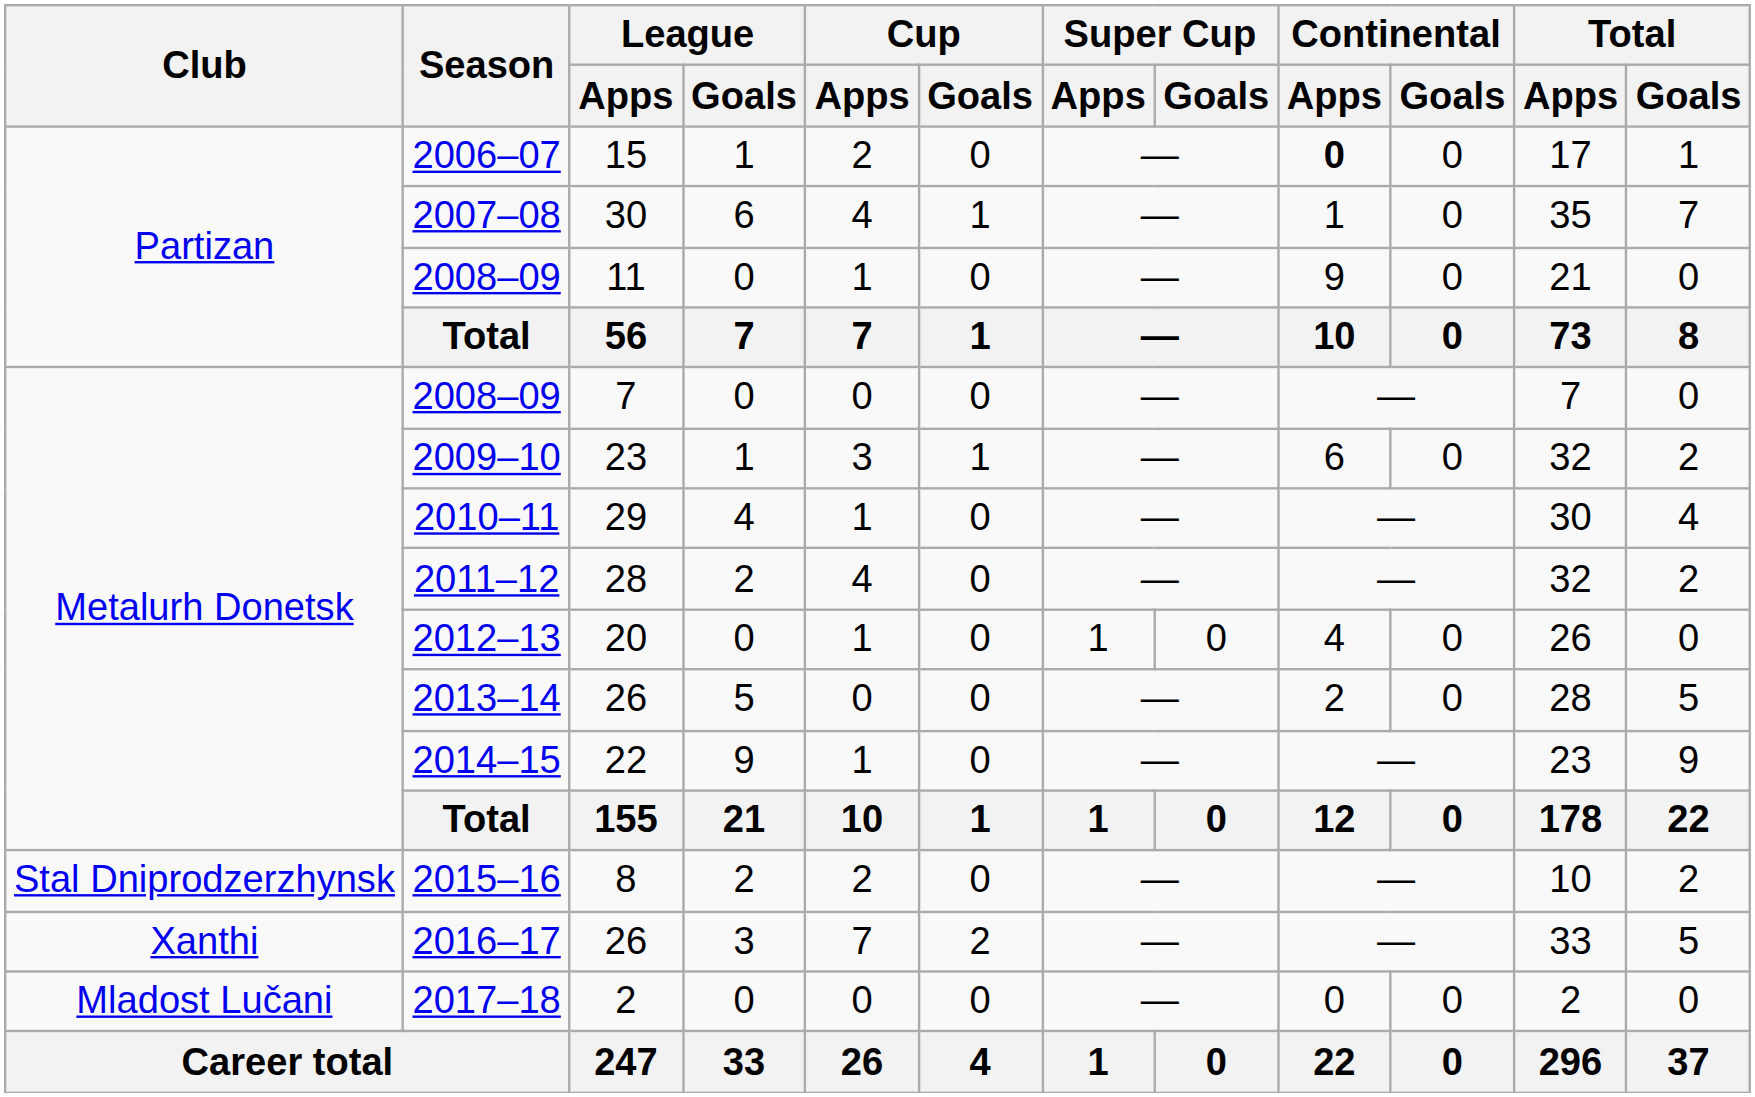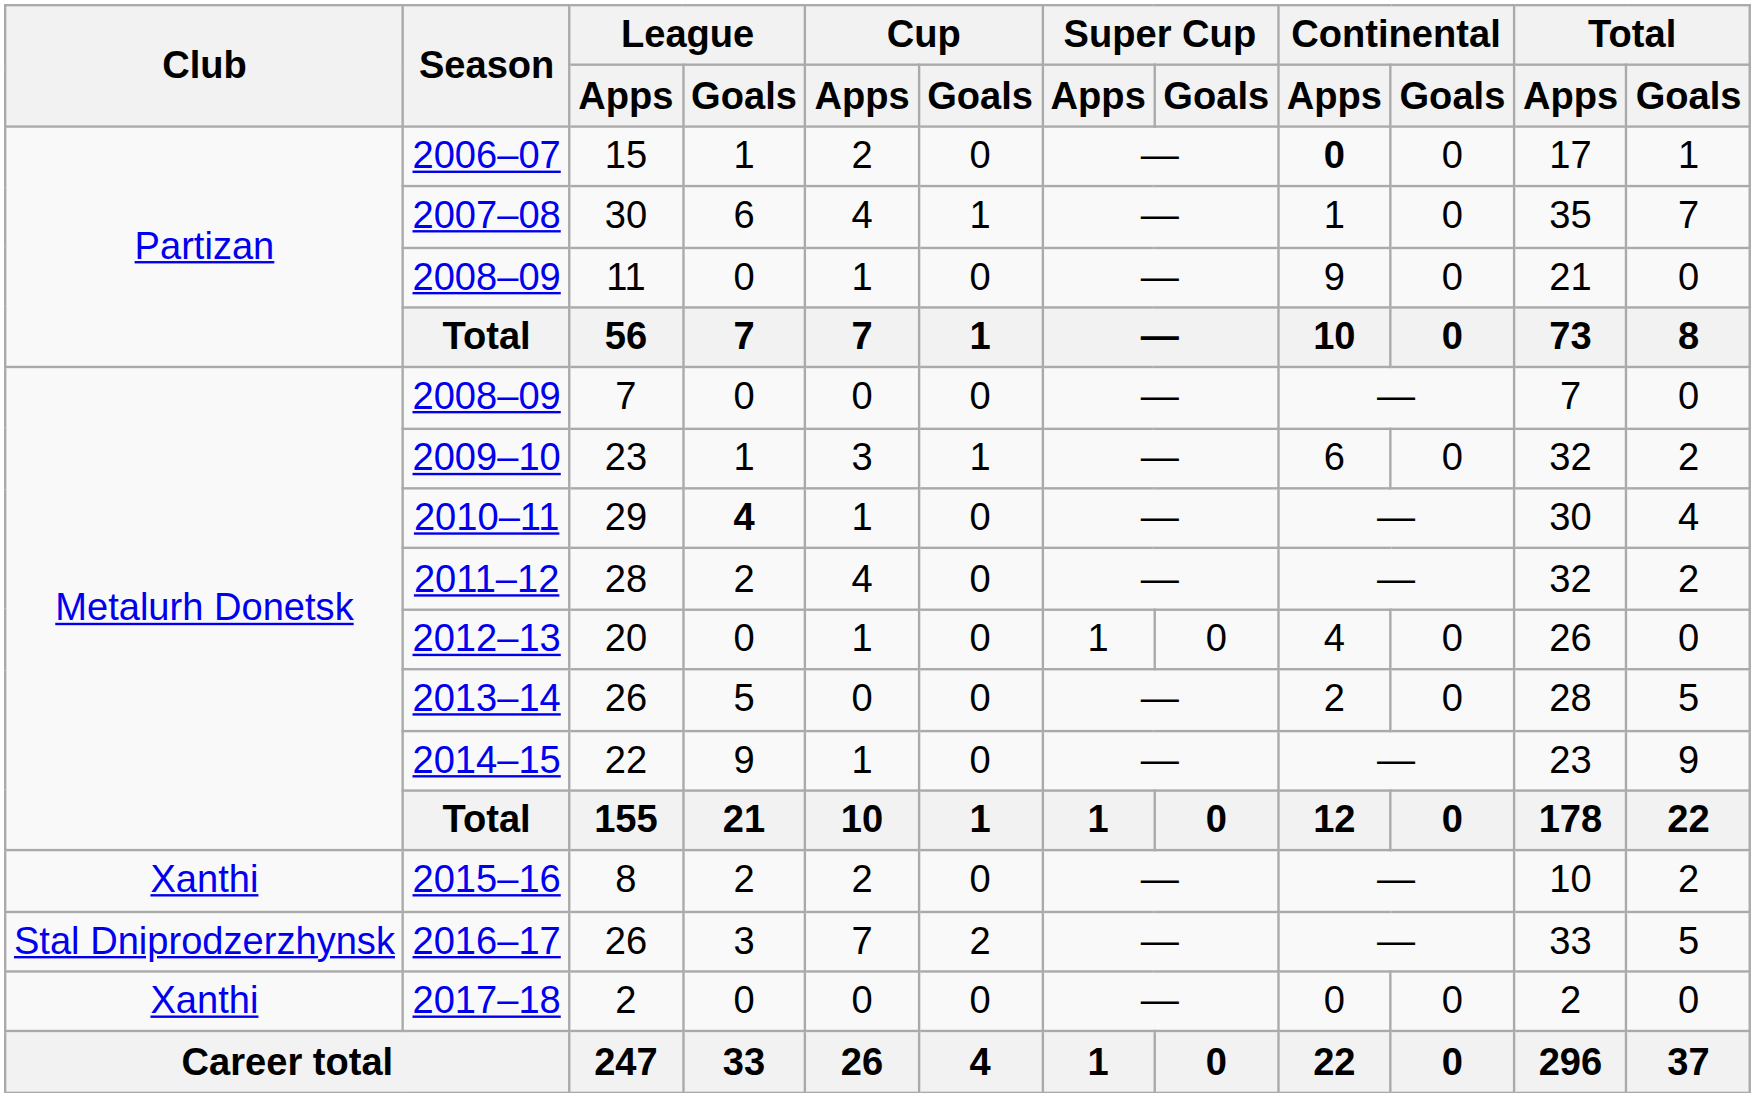(744, 517) normal -> (744, 517) bold
(204, 880) Stal Dniprodzerzhynsk -> (204, 880) Xanthi
(204, 940) Xanthi -> (204, 940) Stal Dniprodzerzhynsk
(204, 1000) Mladost Lučani -> (204, 1000) Xanthi
